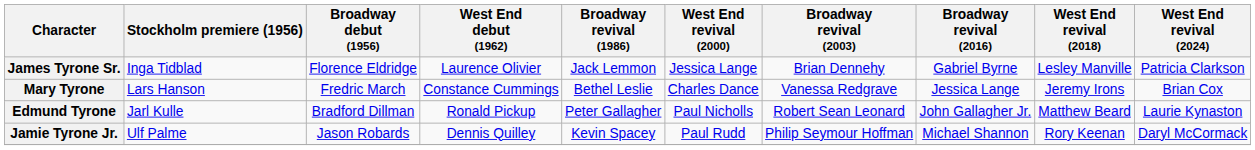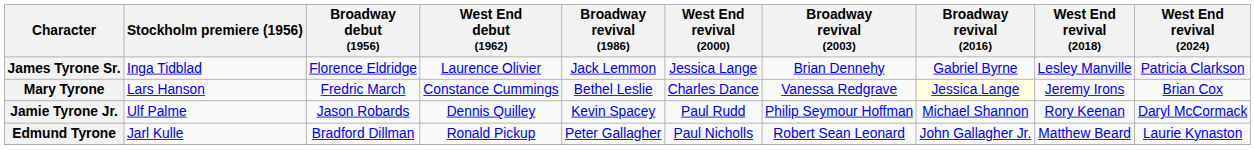(975, 90) no background -> (975, 90) lightyellow background
rows swapped: (64, 133) <-> (64, 111)
